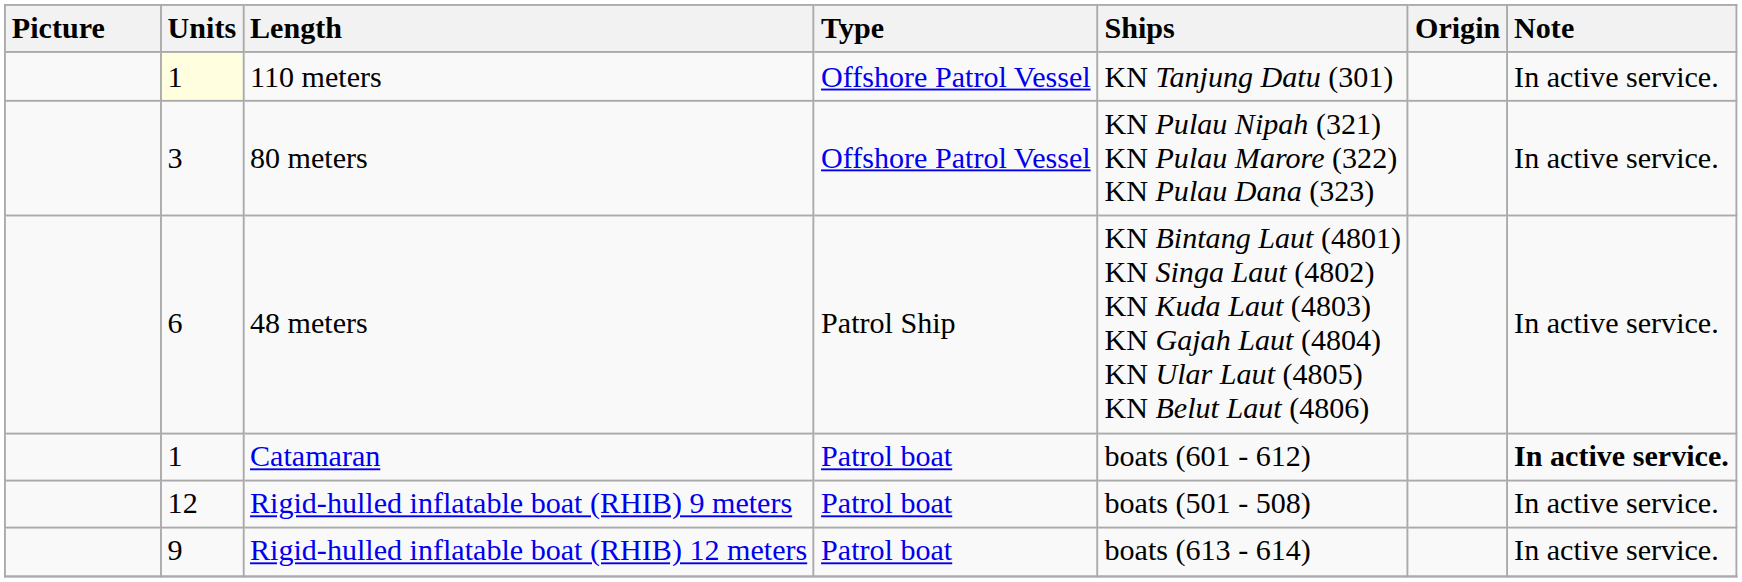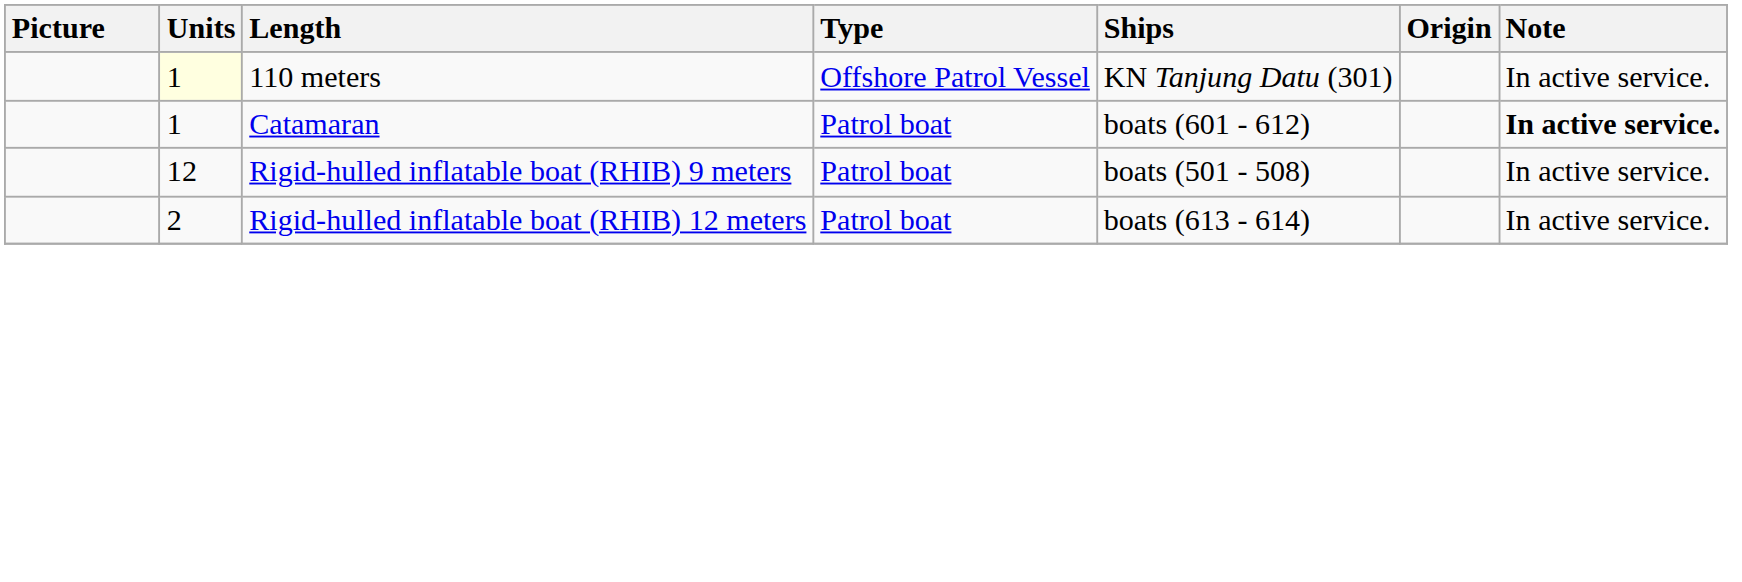- row: (309, 157)
- row: (309, 323)
(175, 551) 9 -> (174, 219) 2
